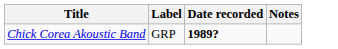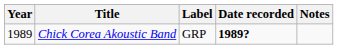+ column: (20, 14)
